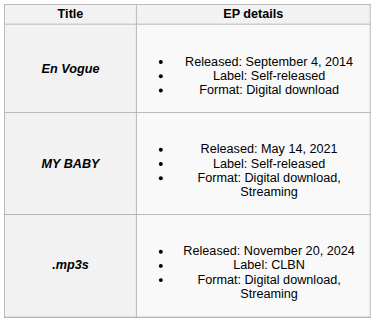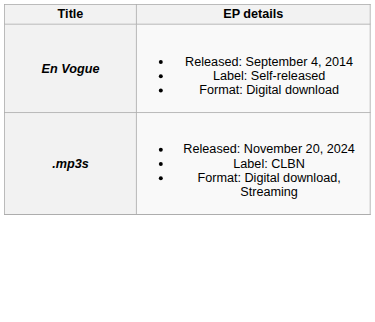- row: (71, 163)
